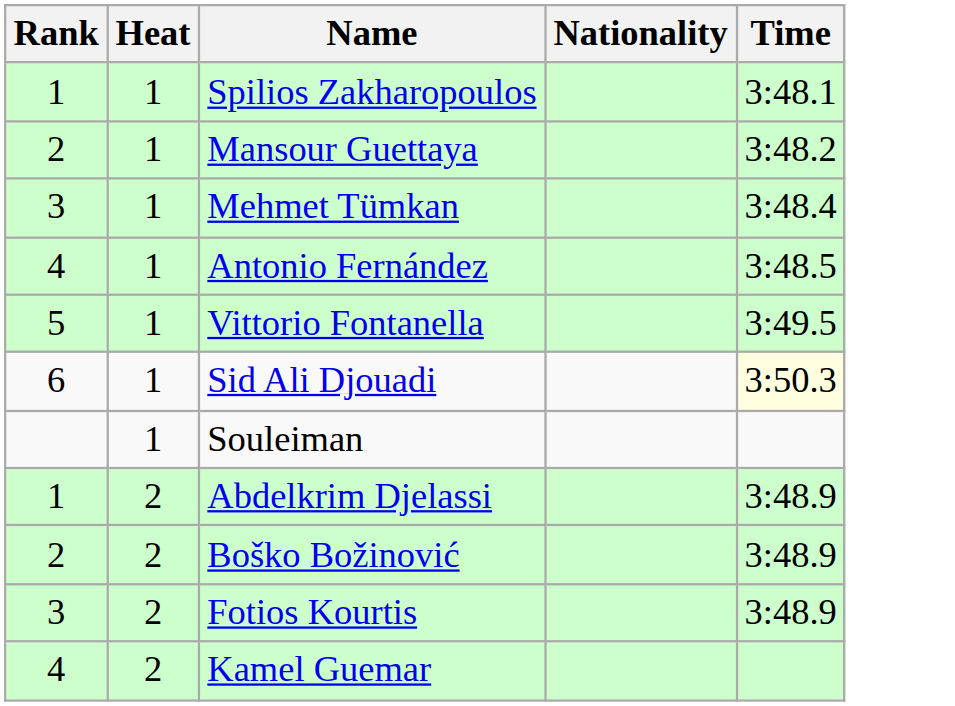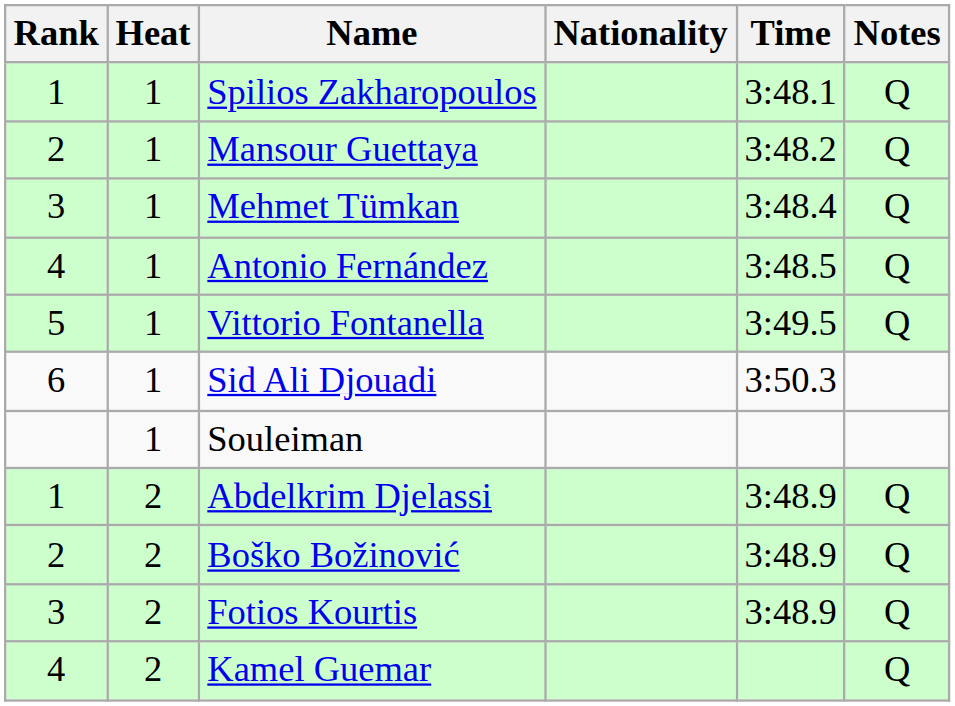+ column: (897, 33)
(791, 380) lightyellow background -> (791, 380) no background
